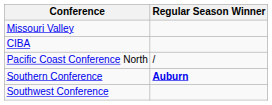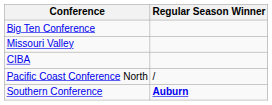+ row: (51, 28)
- row: (58, 92)
